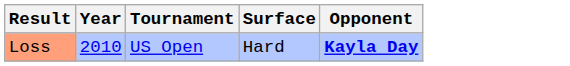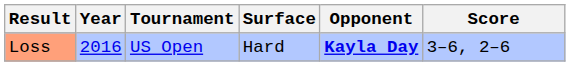+ column: (494, 19)
(101, 47) 2010 -> (101, 47) 2016
